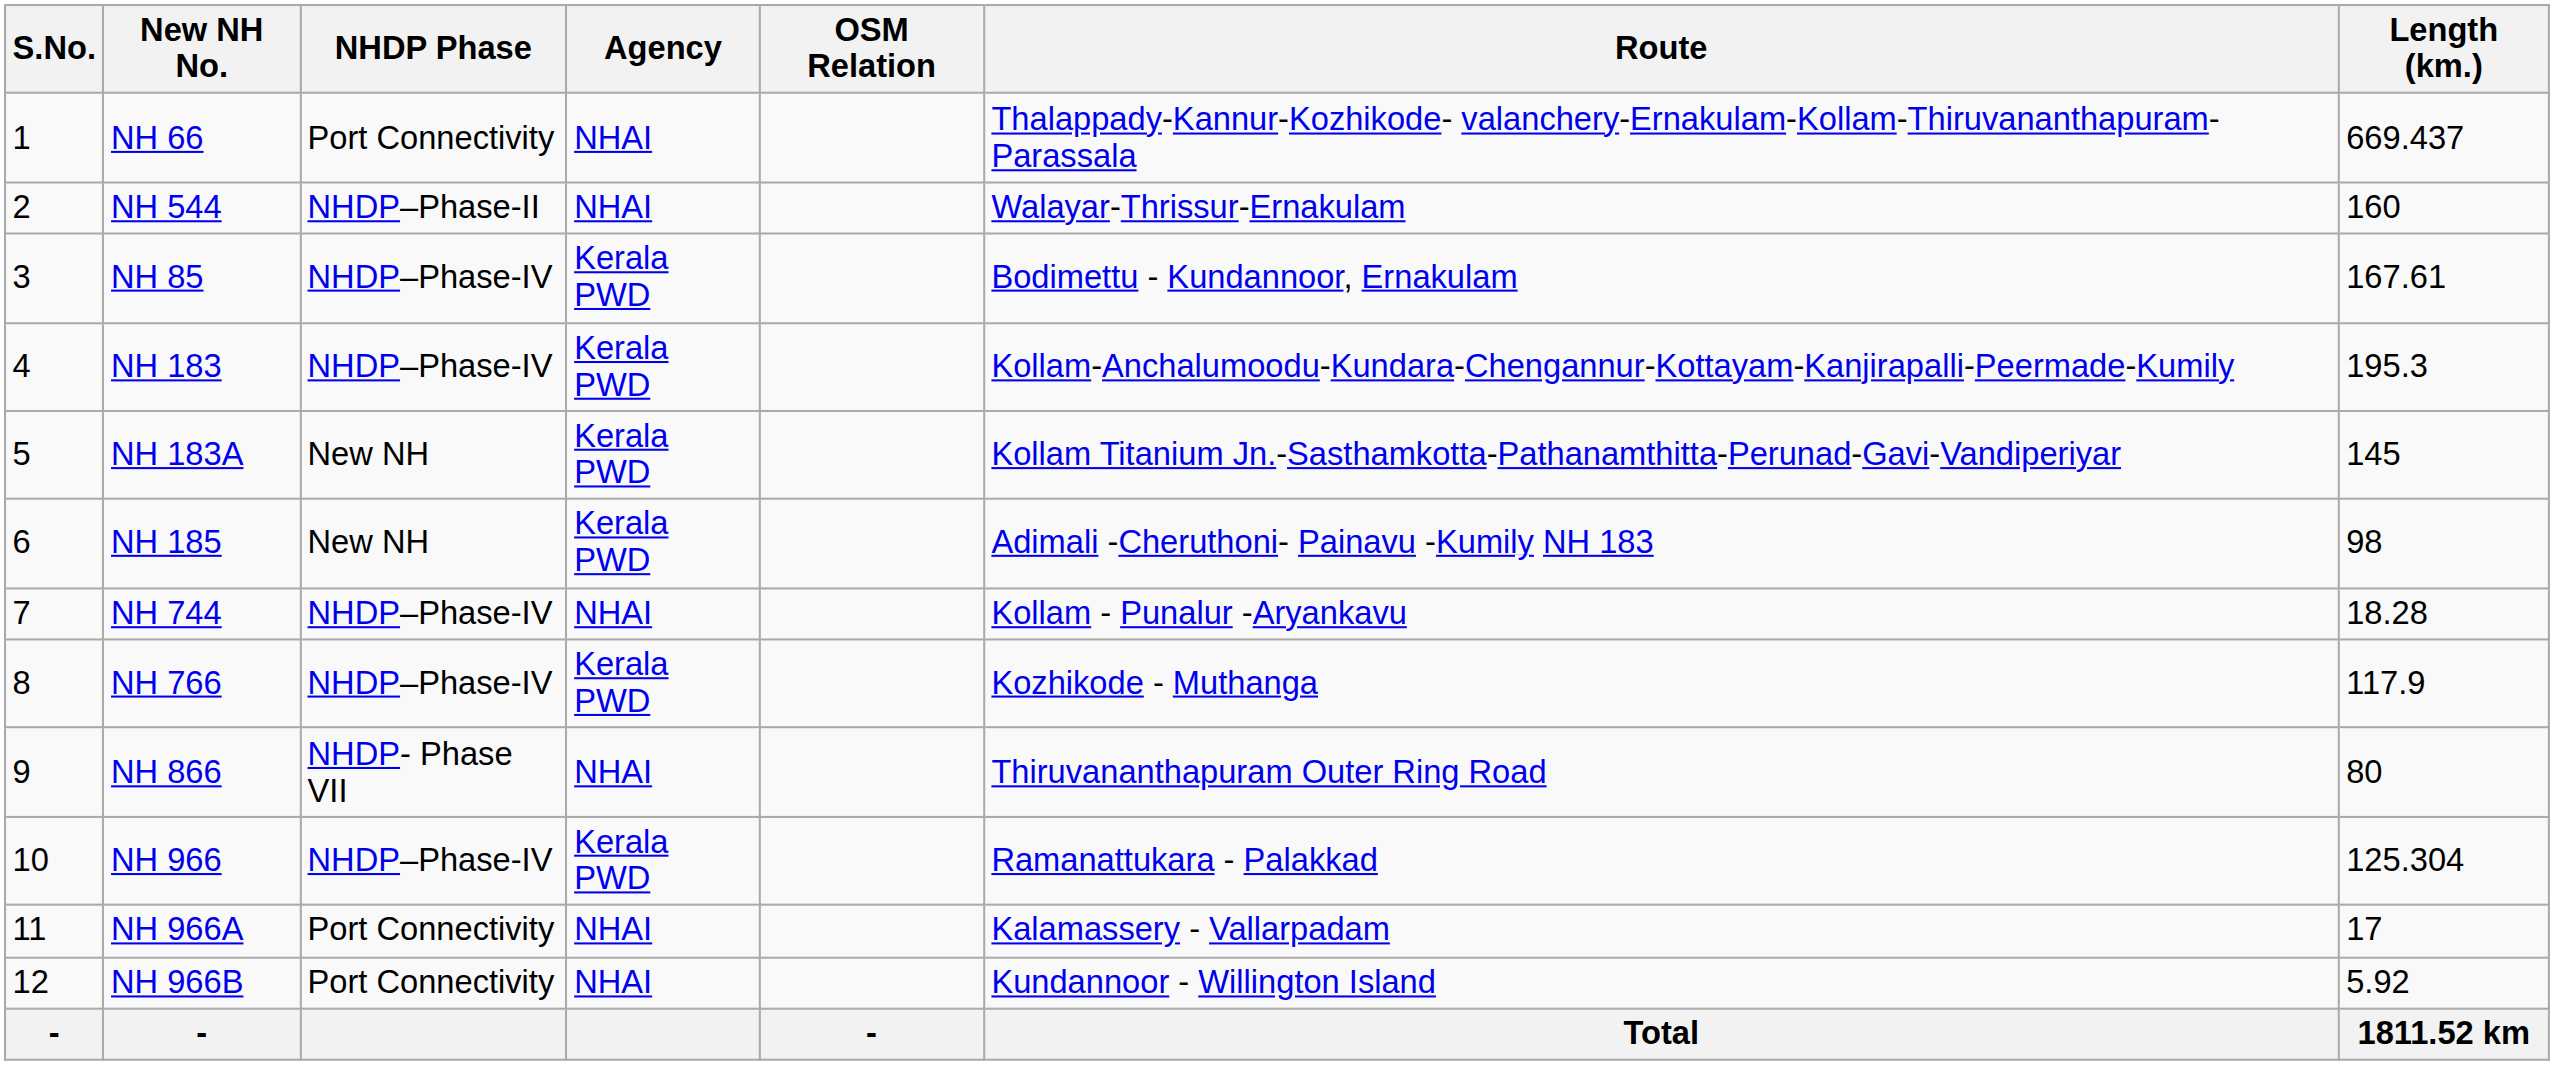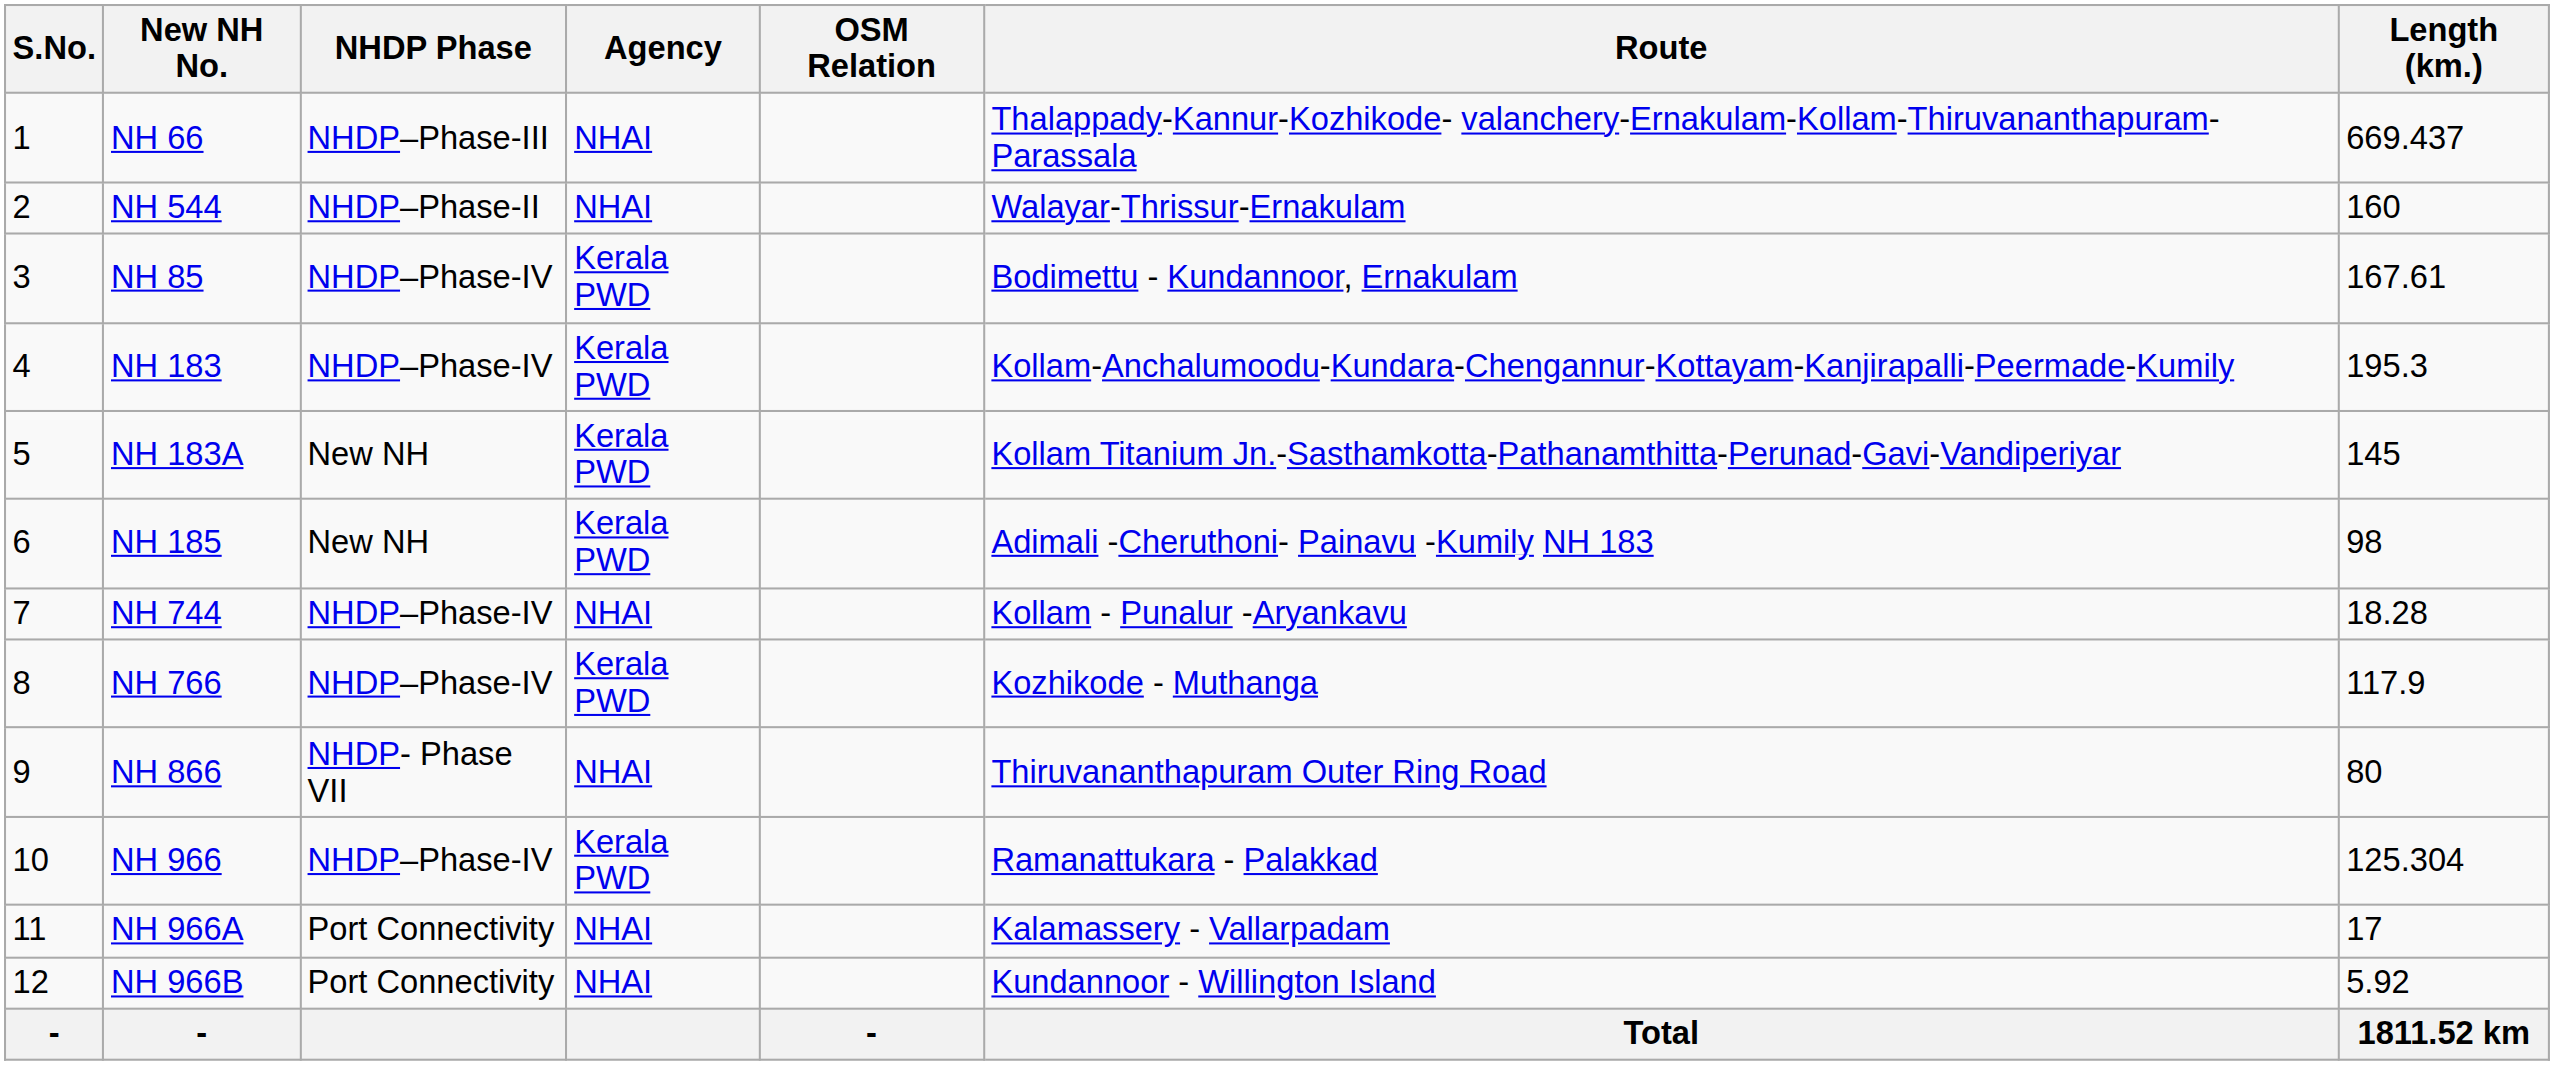(431, 137) Port Connectivity -> (428, 137) NHDP–Phase-III
